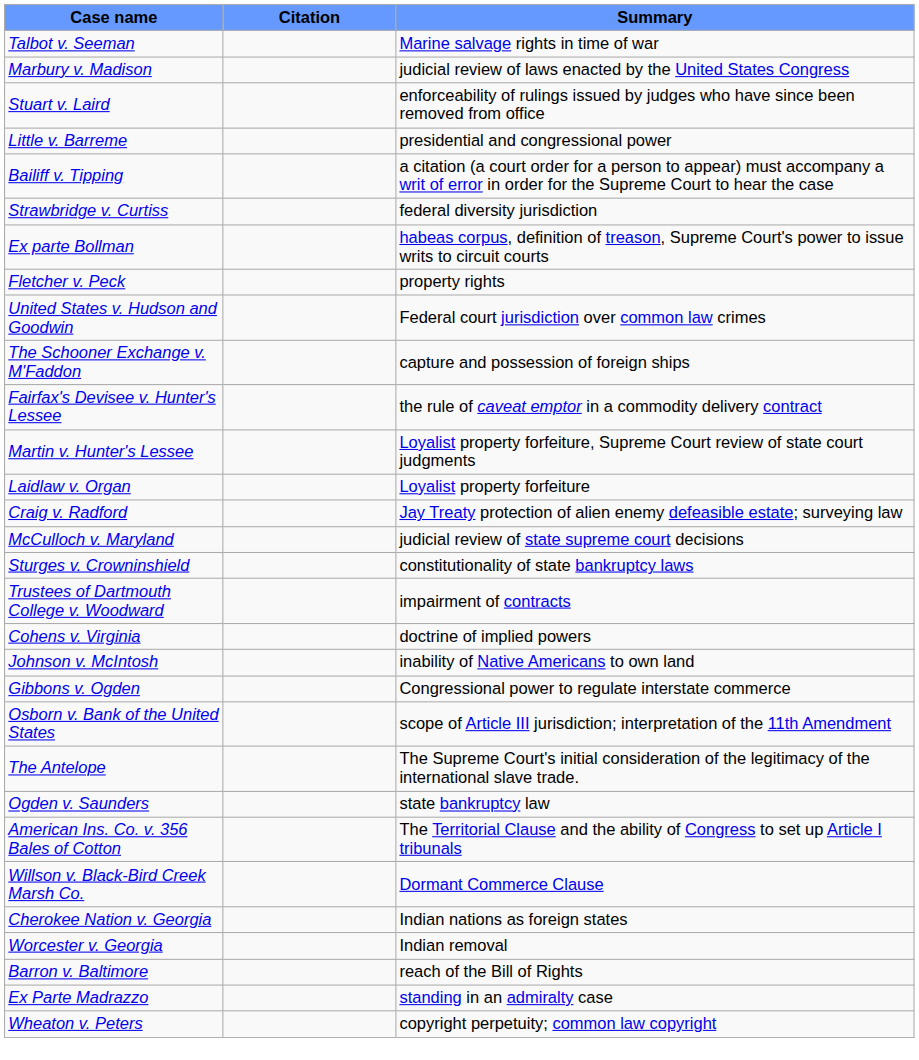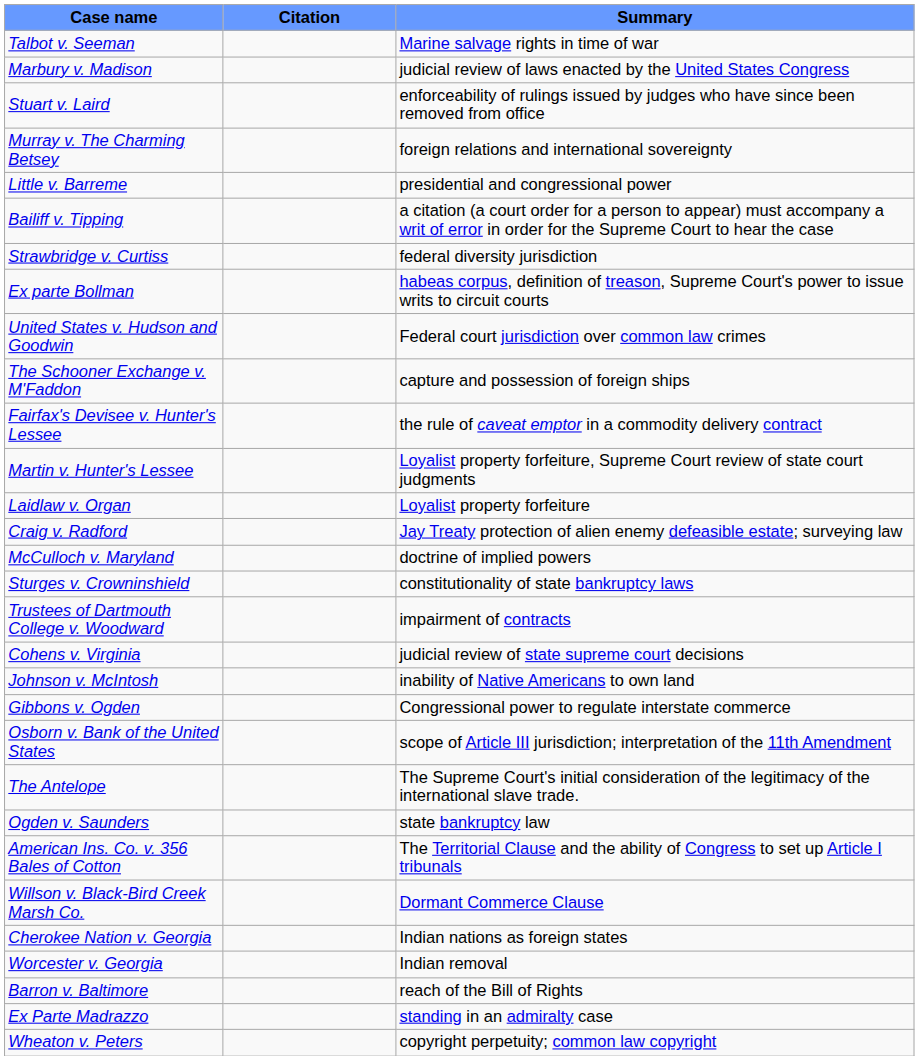+ row: (97, 149)
- row: (67, 282)
(572, 539) judicial review of state supreme court decisions -> (495, 557) doctrine of implied powers
(495, 636) doctrine of implied powers -> (572, 654) judicial review of state supreme court decisions
